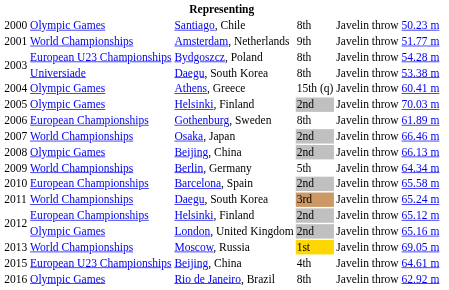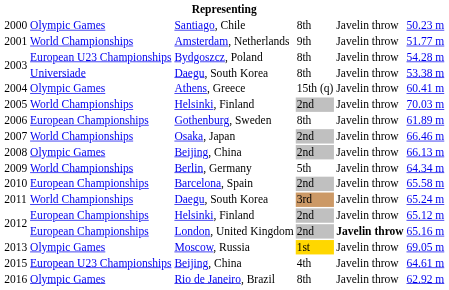(68, 104) Olympic Games -> (82, 104) World Championships
(68, 231) Olympic Games -> (89, 231) European Championships
(368, 231) normal -> (370, 231) bold
(82, 247) World Championships -> (68, 247) Olympic Games
